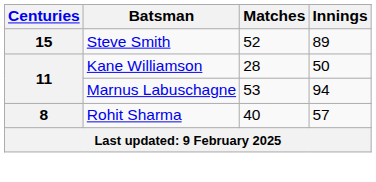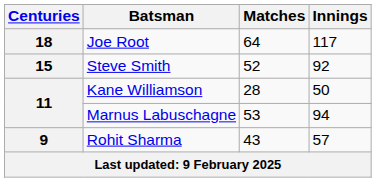+ row: (118, 41)
(321, 41) 89 -> (321, 66) 92
(44, 115) 8 -> (44, 139) 9
(252, 115) 40 -> (252, 139) 43
